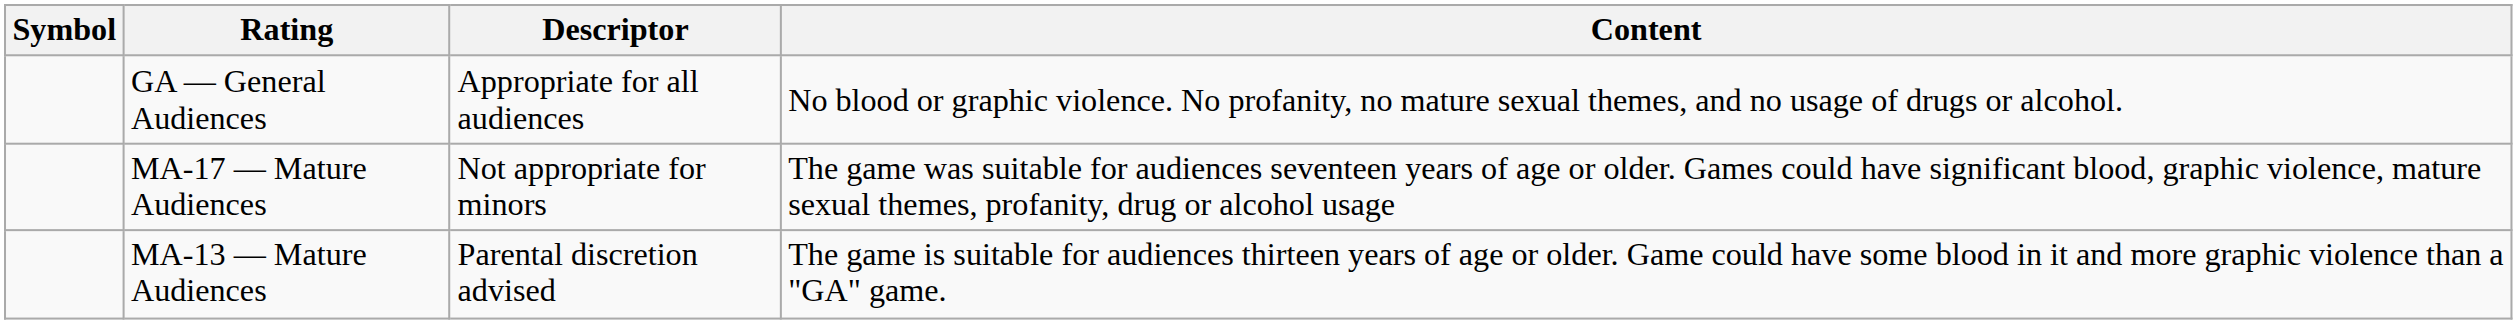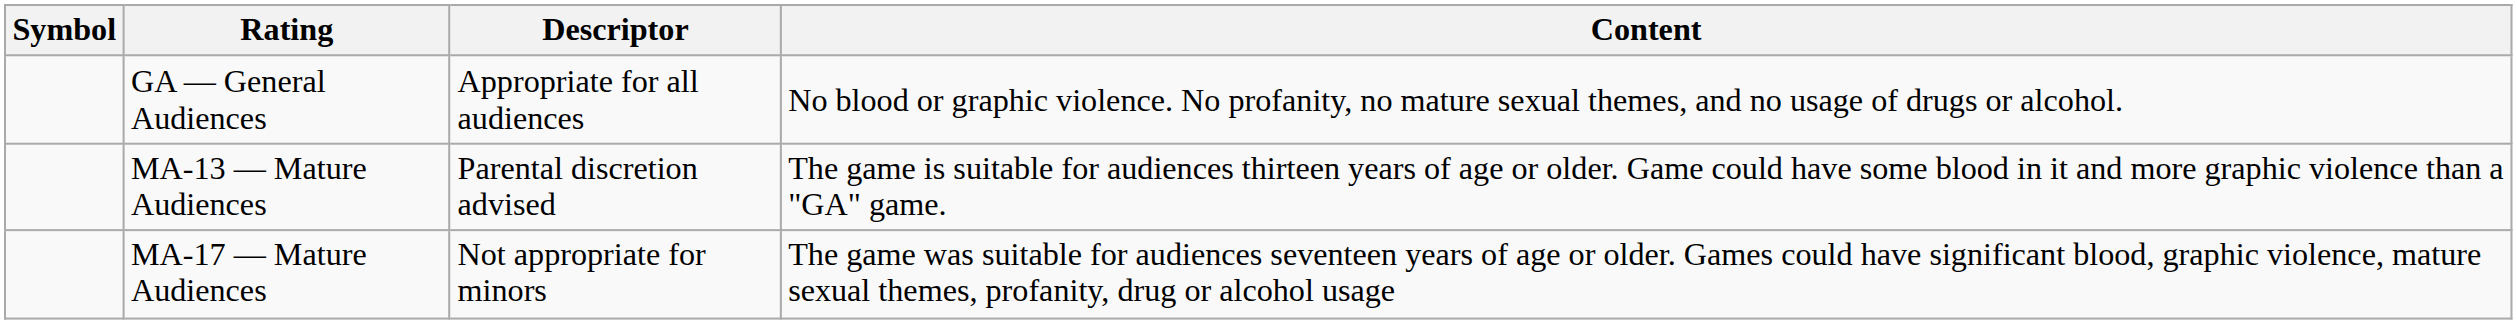rows swapped: (249, 273) <-> (249, 186)
